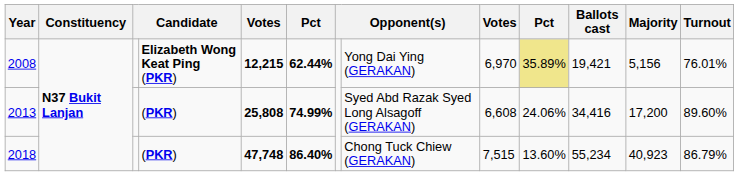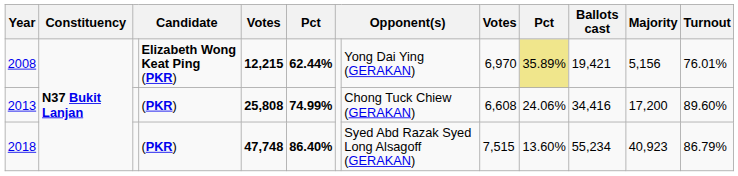(408, 112) Syed Abd Razak Syed Long Alsagoff (GERAKAN) -> (398, 105) Chong Tuck Chiew (GERAKAN)
(398, 154) Chong Tuck Chiew (GERAKAN) -> (408, 147) Syed Abd Razak Syed Long Alsagoff (GERAKAN)
